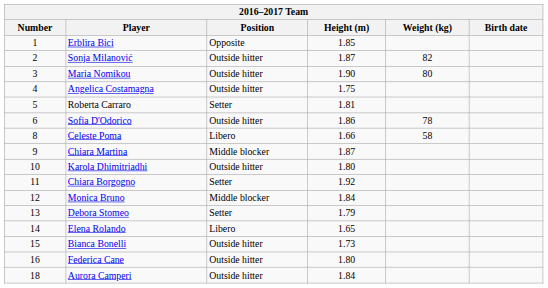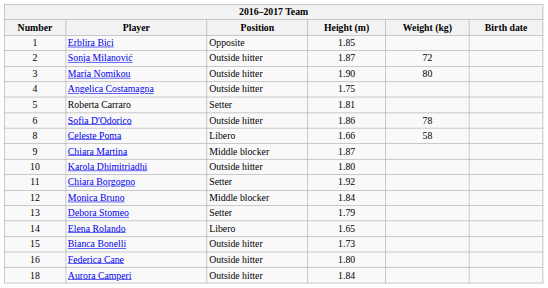(427, 58) 82 -> (427, 58) 72
